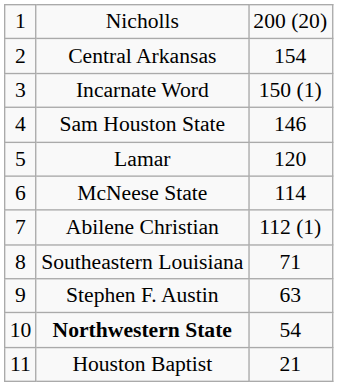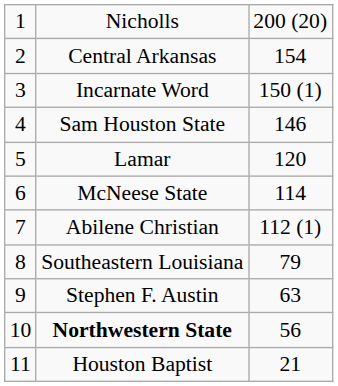(290, 261) 71 -> (290, 261) 79
(290, 329) 54 -> (290, 329) 56
